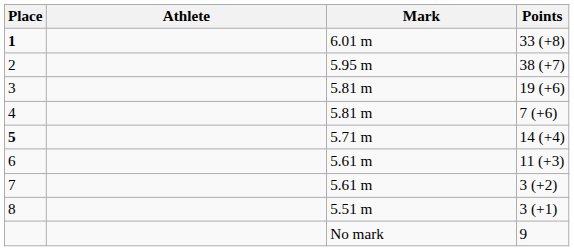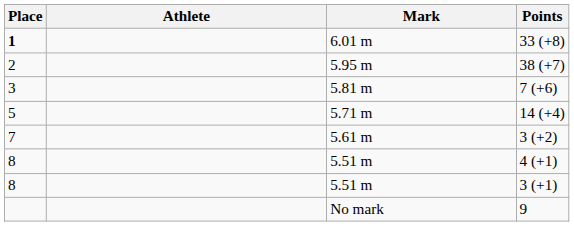- row: (542, 88)
(12, 112) 4 -> (12, 88) 3
(12, 137) bold -> (12, 112) normal
- row: (542, 161)
+ row: (538, 161)
